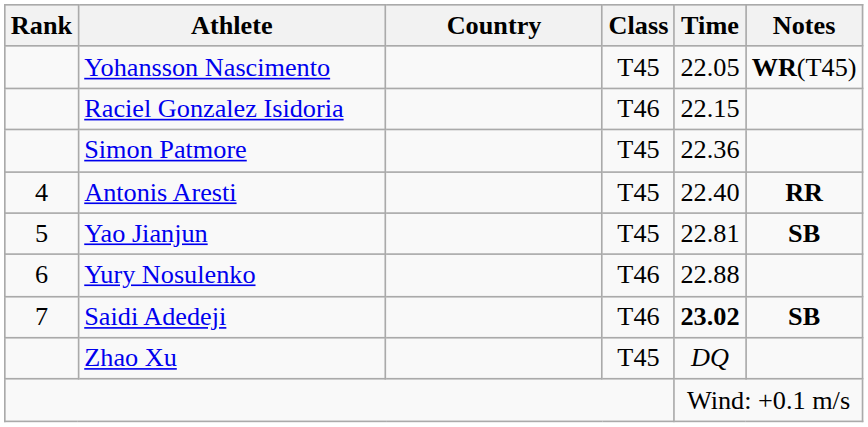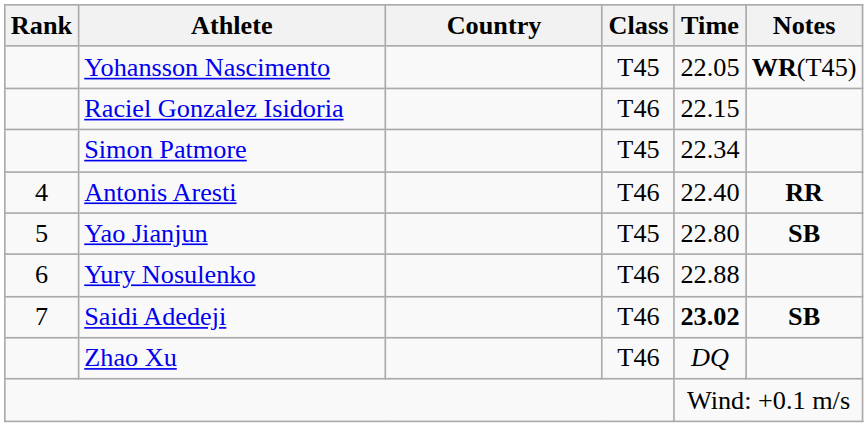(710, 150) 22.36 -> (710, 150) 22.34
(639, 191) T45 -> (639, 191) T46
(710, 233) 22.81 -> (710, 233) 22.80
(639, 358) T45 -> (639, 358) T46
